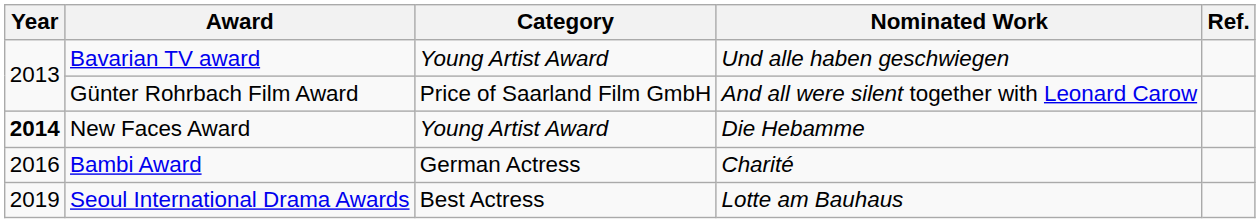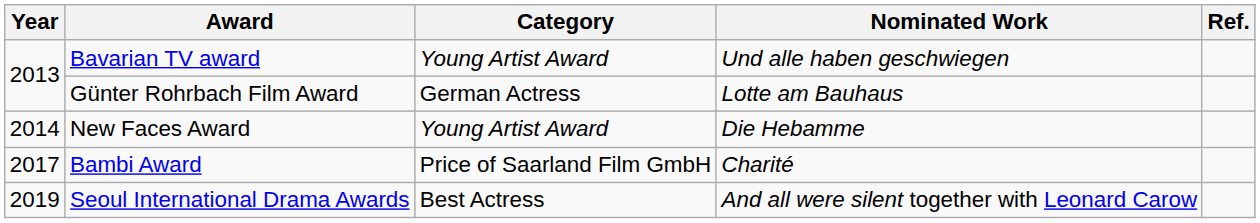(566, 93) Price of Saarland Film GmbH -> (500, 93) German Actress
(959, 93) And all were silent together with Leonard Carow -> (812, 93) Lotte am Bauhaus
(35, 128) bold -> (35, 128) normal
(35, 164) 2016 -> (35, 164) 2017
(500, 164) German Actress -> (566, 164) Price of Saarland Film GmbH
(812, 199) Lotte am Bauhaus -> (959, 199) And all were silent together with Leonard Carow
